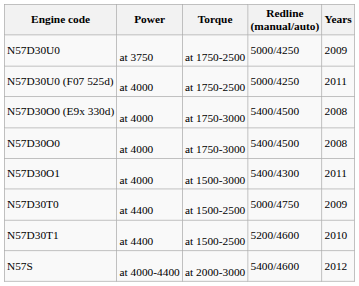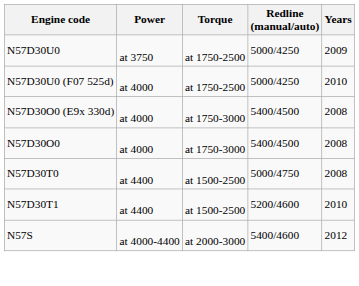(336, 81) 2011 -> (336, 81) 2010
- row: (33, 173)
(336, 204) 2009 -> (336, 173) 2008
